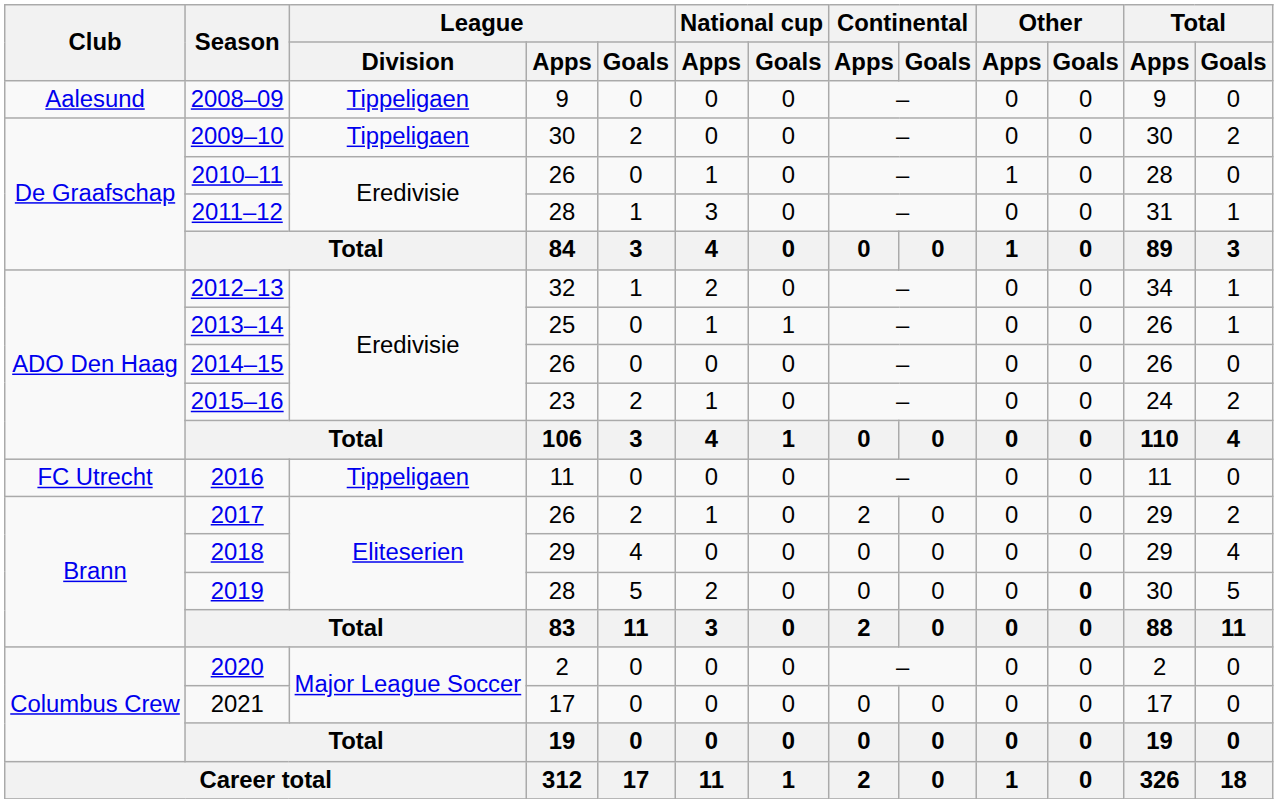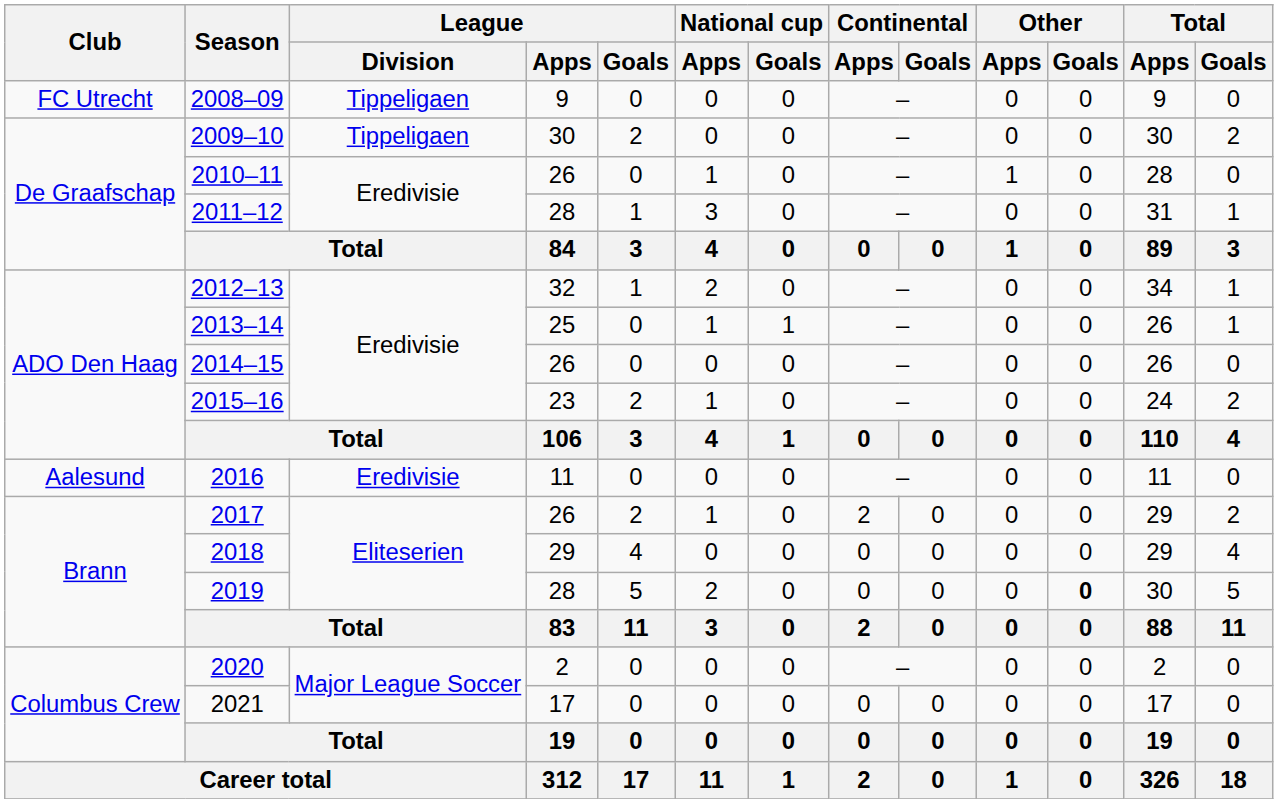(95, 99) Aalesund -> (95, 99) FC Utrecht
(95, 477) FC Utrecht -> (95, 477) Aalesund
(408, 477) Tippeligaen -> (408, 477) Eredivisie
